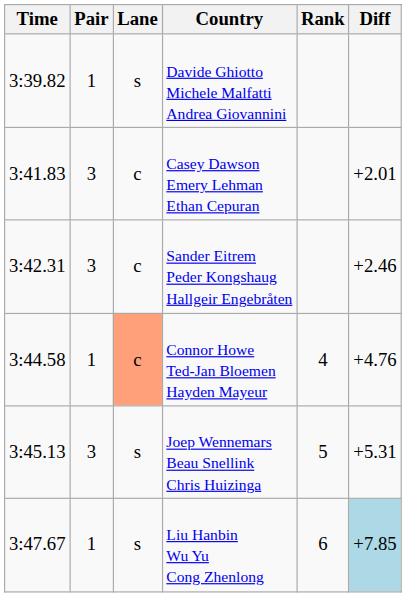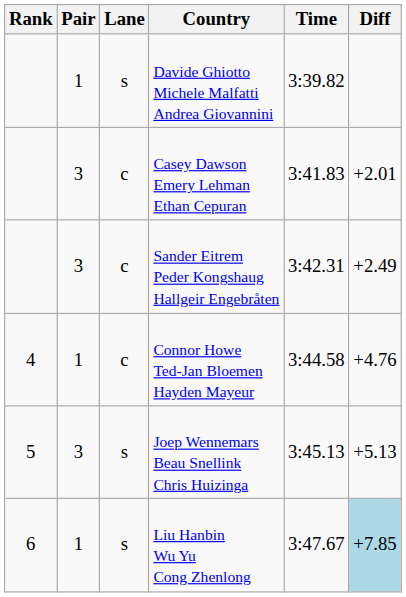columns swapped: (323, 19) <-> (37, 19)
(375, 266) +2.46 -> (375, 266) +2.49
(137, 359) lightsalmon background -> (124, 359) no background
(375, 452) +5.31 -> (375, 452) +5.13
